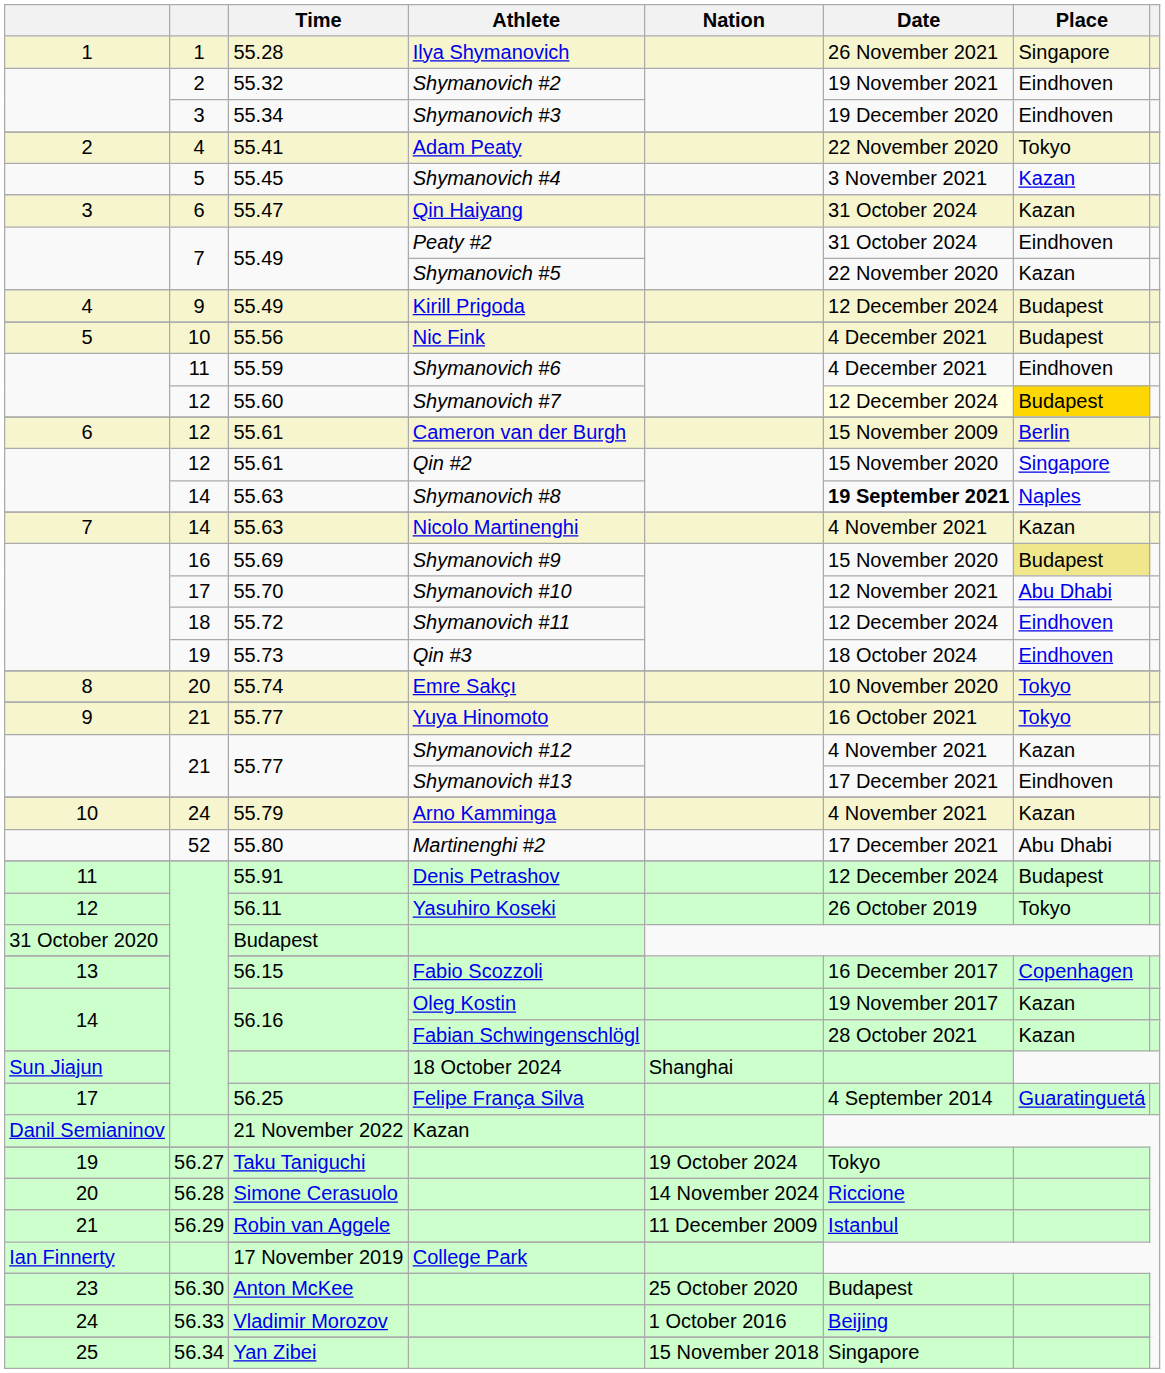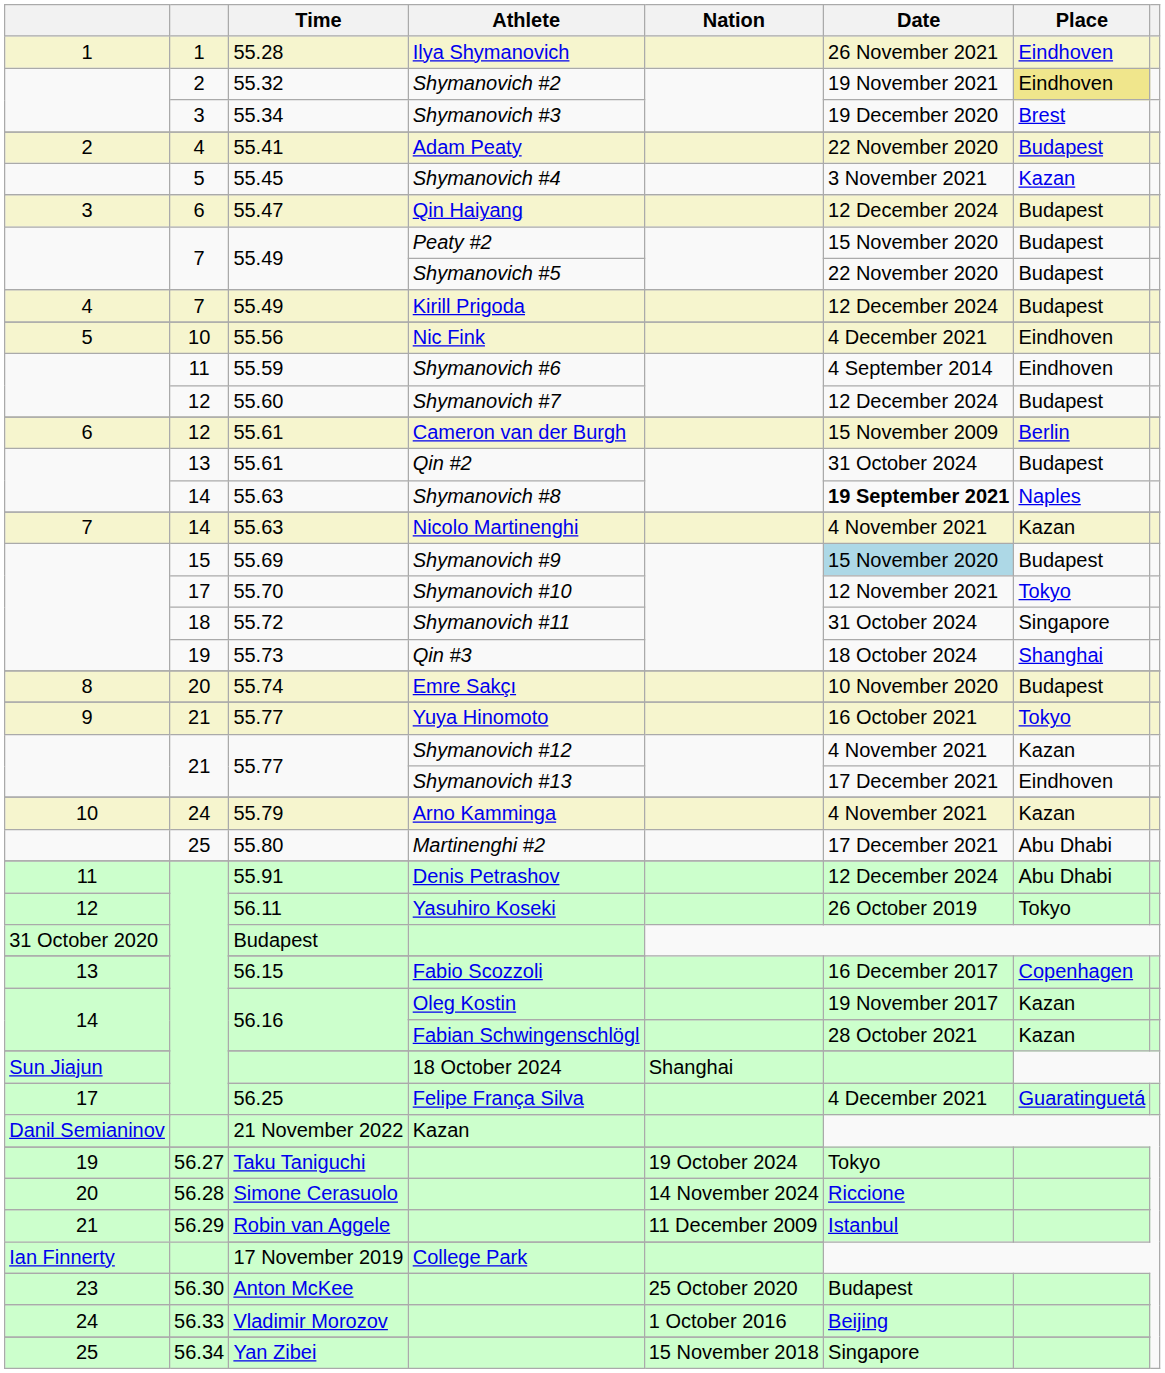(1064, 52) Singapore -> (1066, 52) Eindhoven
(1066, 83) no background -> (1066, 83) khaki background
(1066, 115) Eindhoven -> (1042, 115) Brest
(1045, 147) Tokyo -> (1061, 147) Budapest
(903, 210) 31 October 2024 -> (913, 210) 12 December 2024
(1047, 210) Kazan -> (1061, 210) Budapest
(903, 242) 31 October 2024 -> (913, 242) 15 November 2020
(1066, 242) Eindhoven -> (1061, 242) Budapest
(1047, 274) Kazan -> (1061, 274) Budapest
(199, 305) 9 -> (199, 305) 7
(1061, 337) Budapest -> (1066, 337) Eindhoven
(908, 369) 4 December 2021 -> (910, 369) 4 September 2014
(913, 400) lightyellow background -> (913, 400) no background
(1061, 400) gold background -> (1061, 400) no background
(199, 464) 12 -> (199, 464) 13
(913, 464) 15 November 2020 -> (903, 464) 31 October 2024
(1064, 464) Singapore -> (1061, 464) Budapest
(199, 559) 16 -> (199, 559) 15
(913, 559) no background -> (913, 559) lightblue background
(1061, 559) khaki background -> (1061, 559) no background
(1065, 591) Abu Dhabi -> (1045, 591) Tokyo
(913, 623) 12 December 2024 -> (903, 623) 31 October 2024
(1066, 623) Eindhoven -> (1064, 623) Singapore
(1066, 654) Eindhoven -> (1061, 654) Shanghai
(1045, 686) Tokyo -> (1061, 686) Budapest
(199, 845) 52 -> (199, 845) 25
(1061, 876) Budapest -> (1065, 876) Abu Dhabi
(910, 1098) 4 September 2014 -> (908, 1098) 4 December 2021
